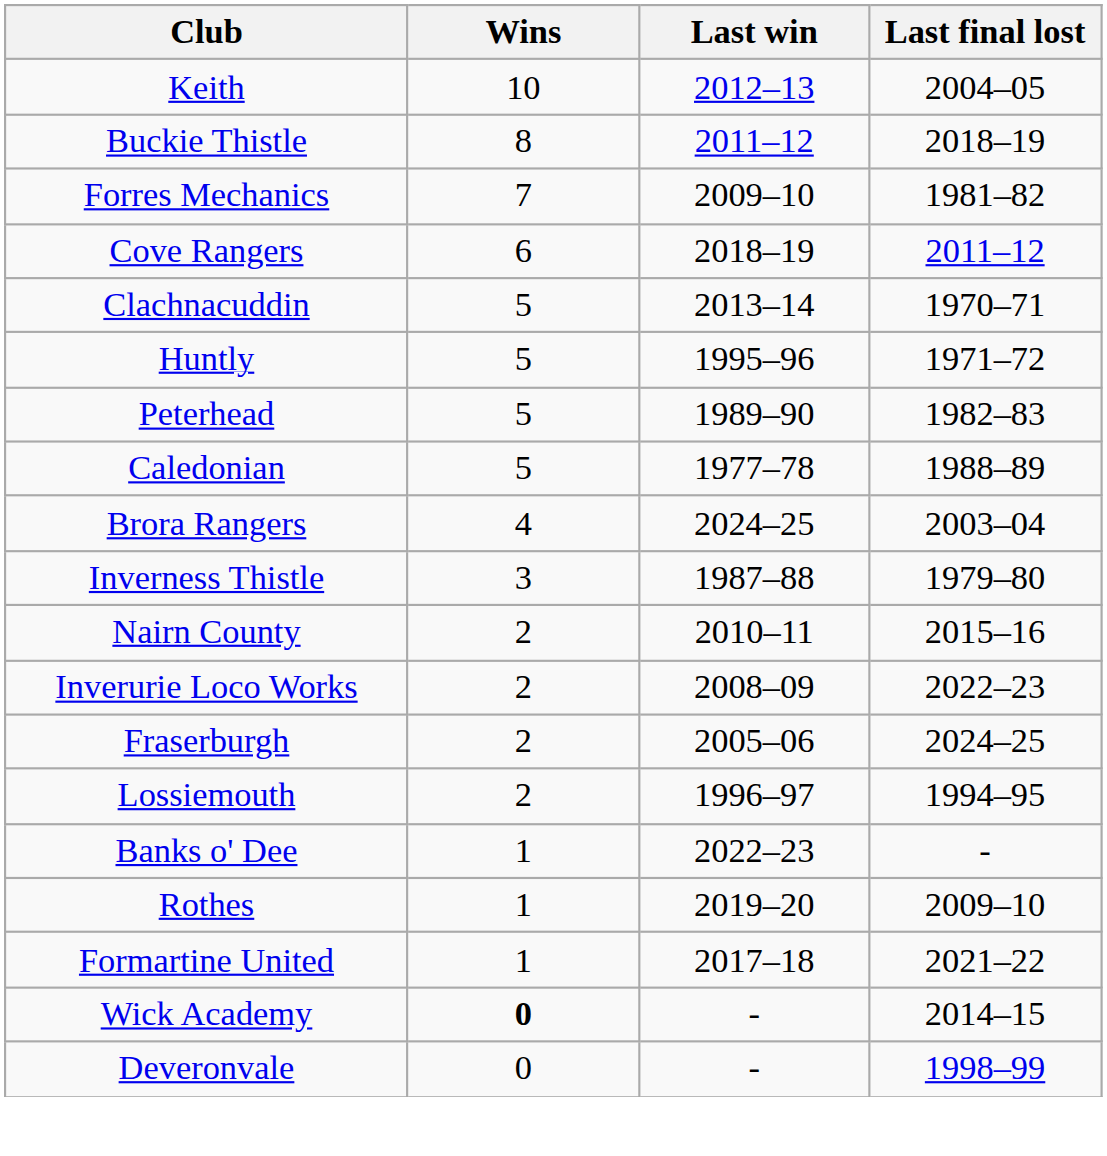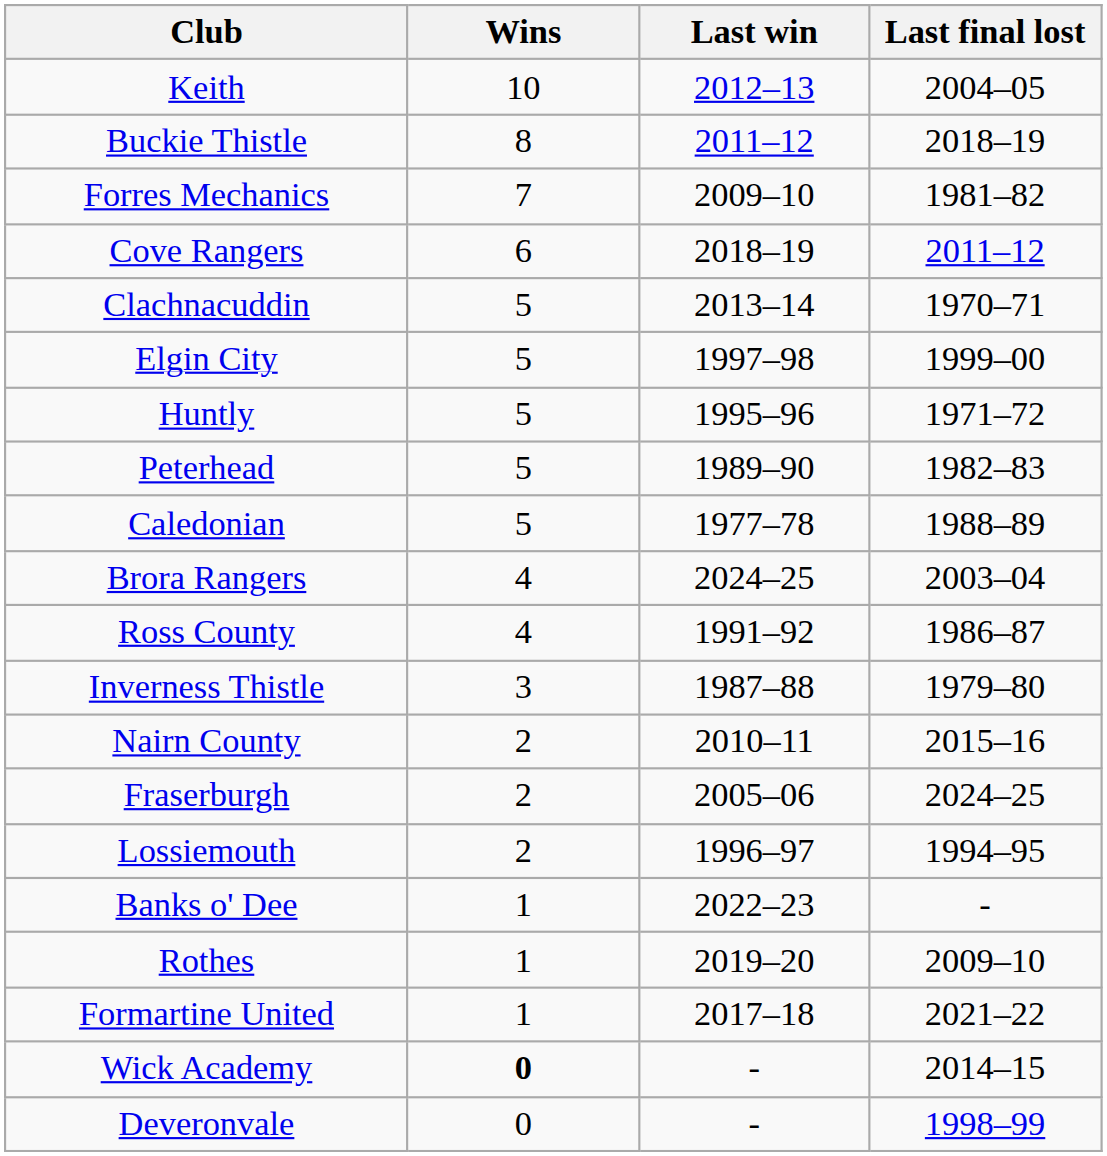+ row: (206, 359)
+ row: (207, 631)
- row: (207, 686)
